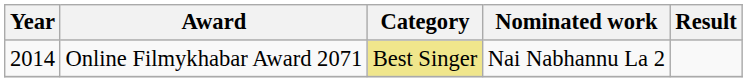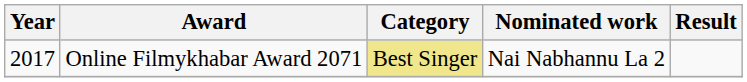(32, 58) 2014 -> (32, 58) 2017
